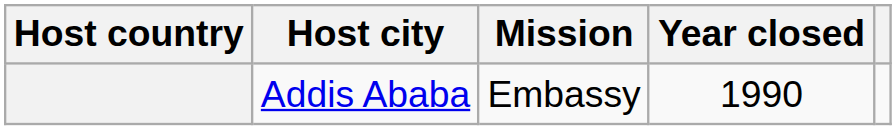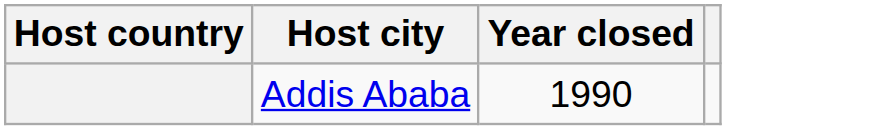- column: (564, 34)
